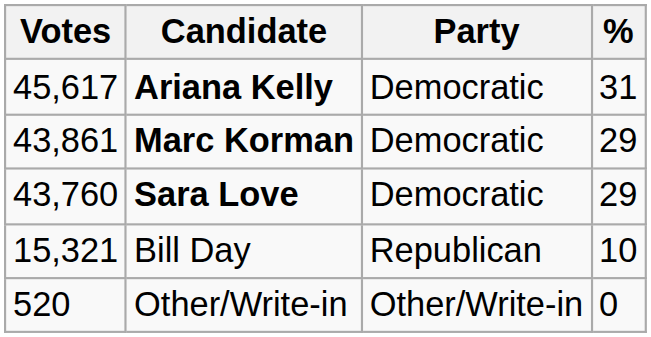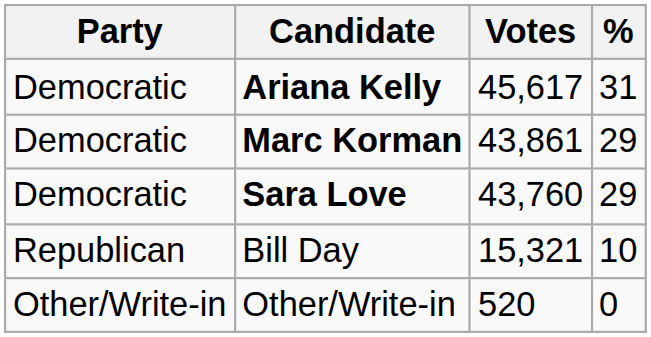columns swapped: (476, 31) <-> (66, 31)
